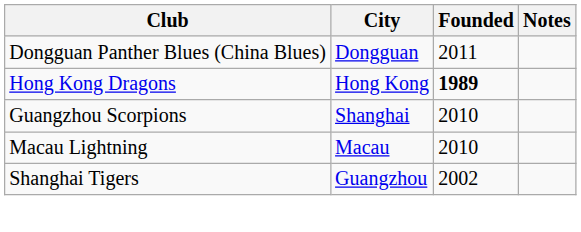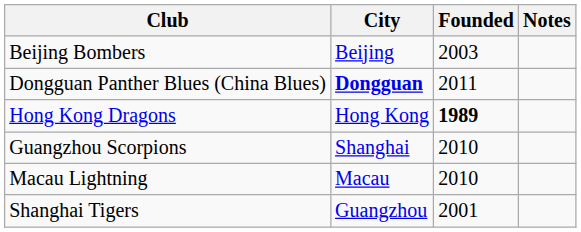+ row: (77, 52)
(377, 52) normal -> (379, 83) bold
(458, 178) 2002 -> (458, 210) 2001
